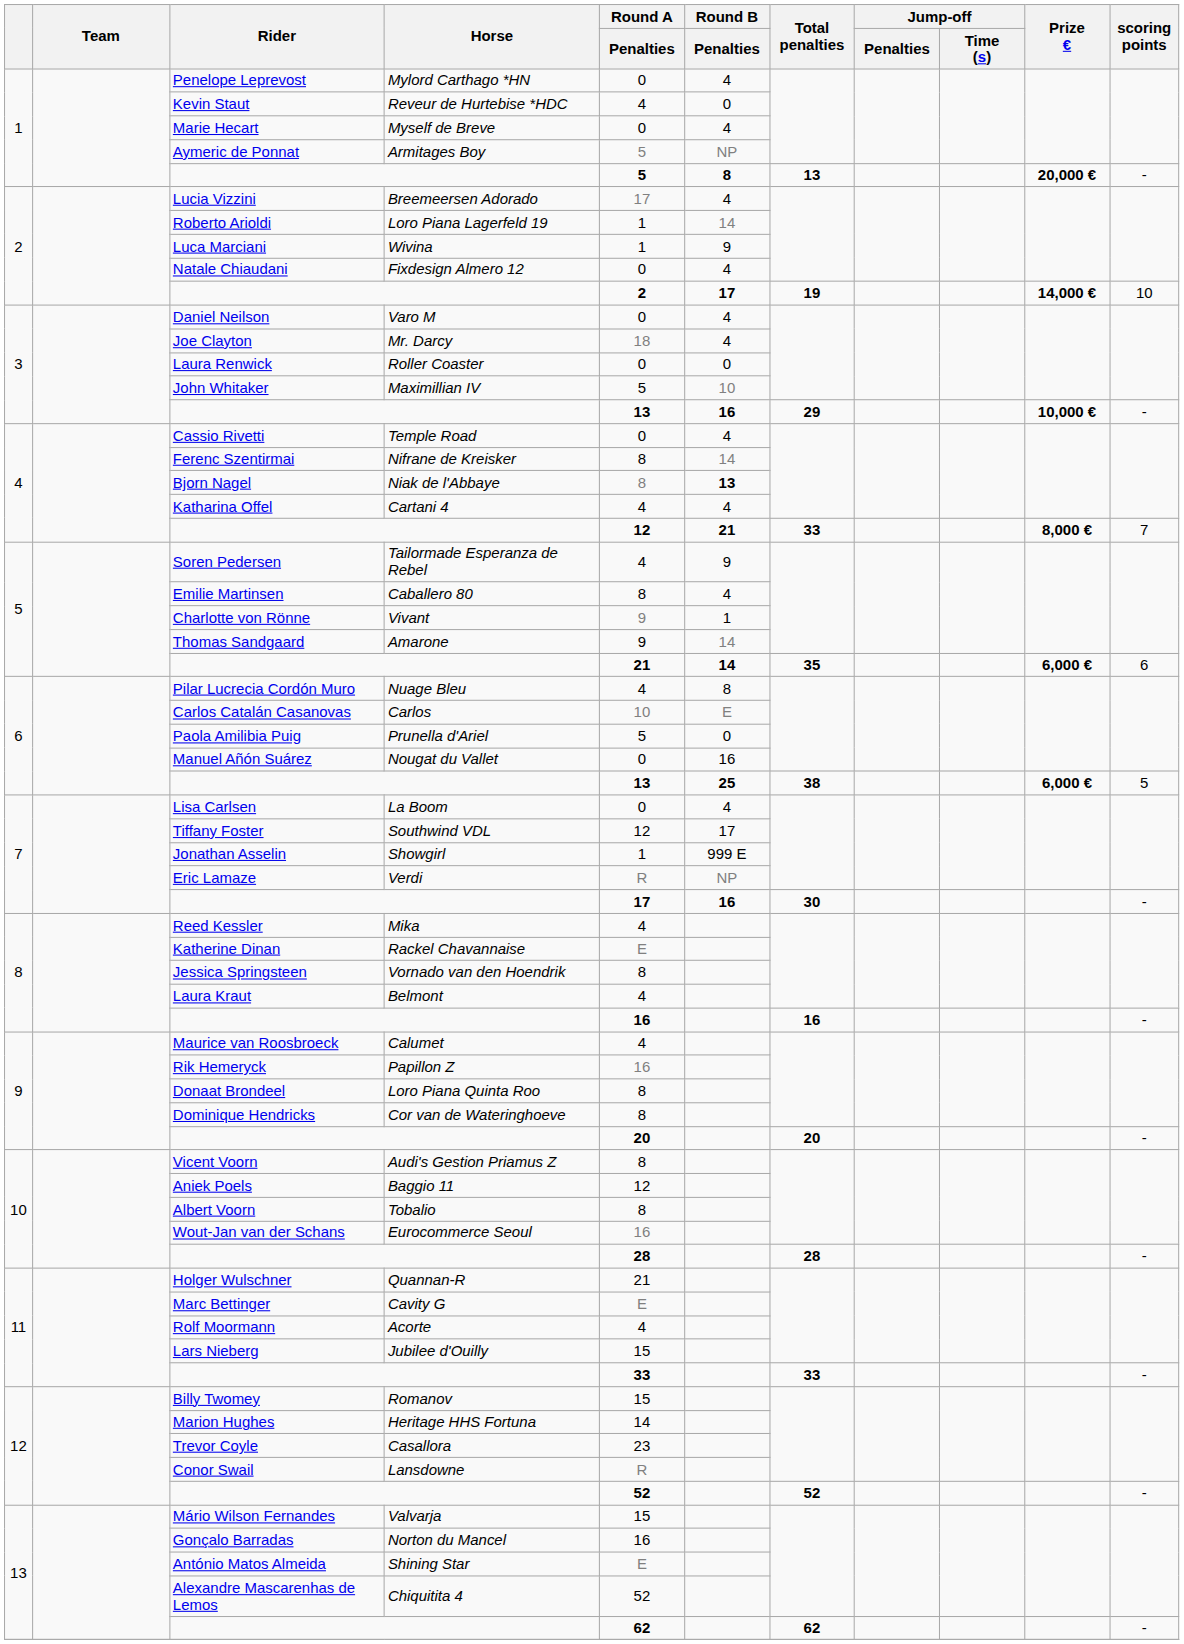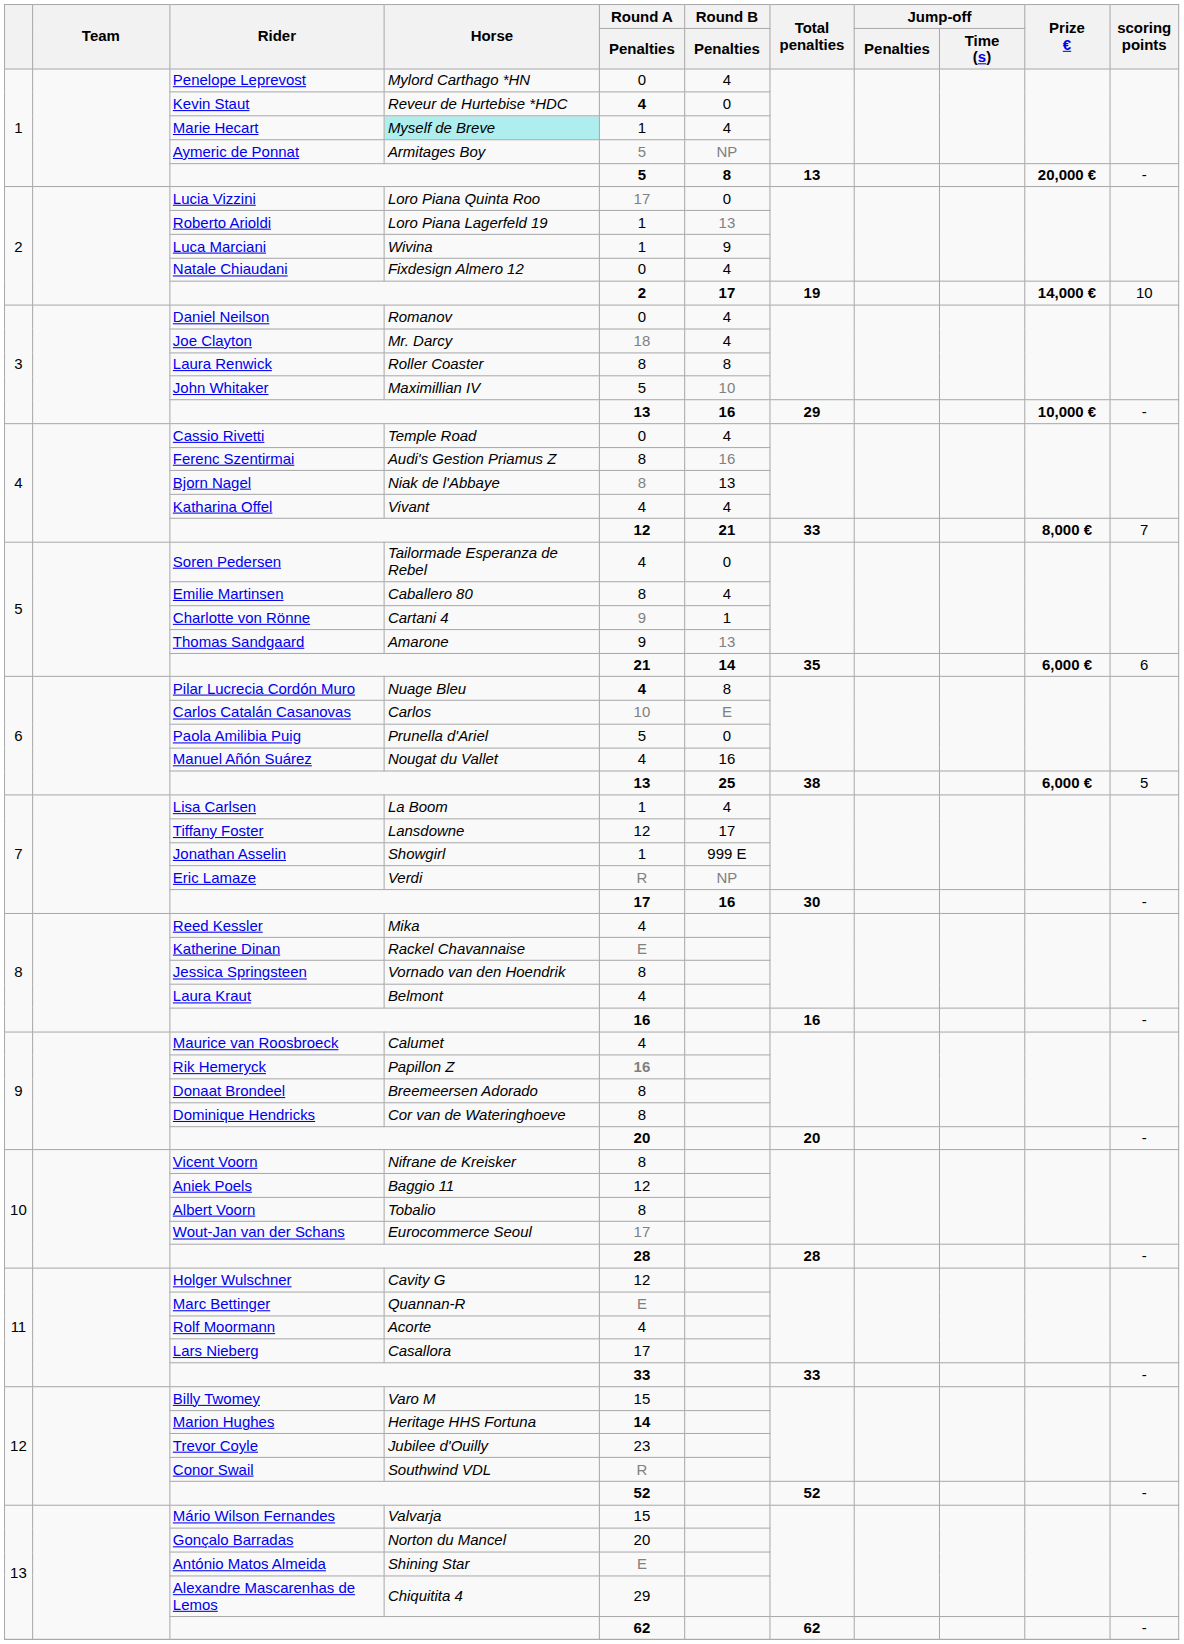(642, 104) normal -> (642, 104) bold
(442, 128) no background -> (442, 128) paleturquoise background
(642, 128) 0 -> (642, 128) 1
(463, 199) Breemeersen Adorado -> (464, 199) Loro Piana Quinta Roo
(727, 199) 4 -> (727, 199) 0
(727, 223) 14 -> (727, 223) 13
(412, 317) Varo M -> (420, 317) Romanov
(642, 365) 0 -> (642, 365) 8
(727, 365) 0 -> (727, 365) 8
(452, 459) Nifrane de Kreisker -> (472, 459) Audi's Gestion Priamus Z
(727, 459) 14 -> (727, 459) 16
(727, 483) bold -> (727, 483) normal
(418, 507) Cartani 4 -> (409, 507) Vivant
(727, 562) 9 -> (727, 562) 0
(409, 618) Vivant -> (418, 618) Cartani 4
(727, 642) 14 -> (727, 642) 13
(642, 689) normal -> (642, 689) bold
(642, 760) 0 -> (642, 760) 4
(642, 807) 0 -> (642, 807) 1
(439, 831) Southwind VDL -> (426, 831) Lansdowne
(642, 1067) normal -> (642, 1067) bold
(464, 1091) Loro Piana Quinta Roo -> (463, 1091) Breemeersen Adorado
(472, 1162) Audi's Gestion Priamus Z -> (452, 1162) Nifrane de Kreisker
(642, 1233) 16 -> (642, 1233) 17
(427, 1280) Quannan-R -> (417, 1280) Cavity G
(642, 1280) 21 -> (642, 1280) 12
(417, 1304) Cavity G -> (427, 1304) Quannan-R
(438, 1351) Jubilee d'Ouilly -> (420, 1351) Casallora
(642, 1351) 15 -> (642, 1351) 17
(420, 1399) Romanov -> (412, 1399) Varo M
(642, 1422) normal -> (642, 1422) bold
(420, 1446) Casallora -> (438, 1446) Jubilee d'Ouilly
(426, 1470) Lansdowne -> (439, 1470) Southwind VDL
(642, 1541) 16 -> (642, 1541) 20
(642, 1596) 52 -> (642, 1596) 29
